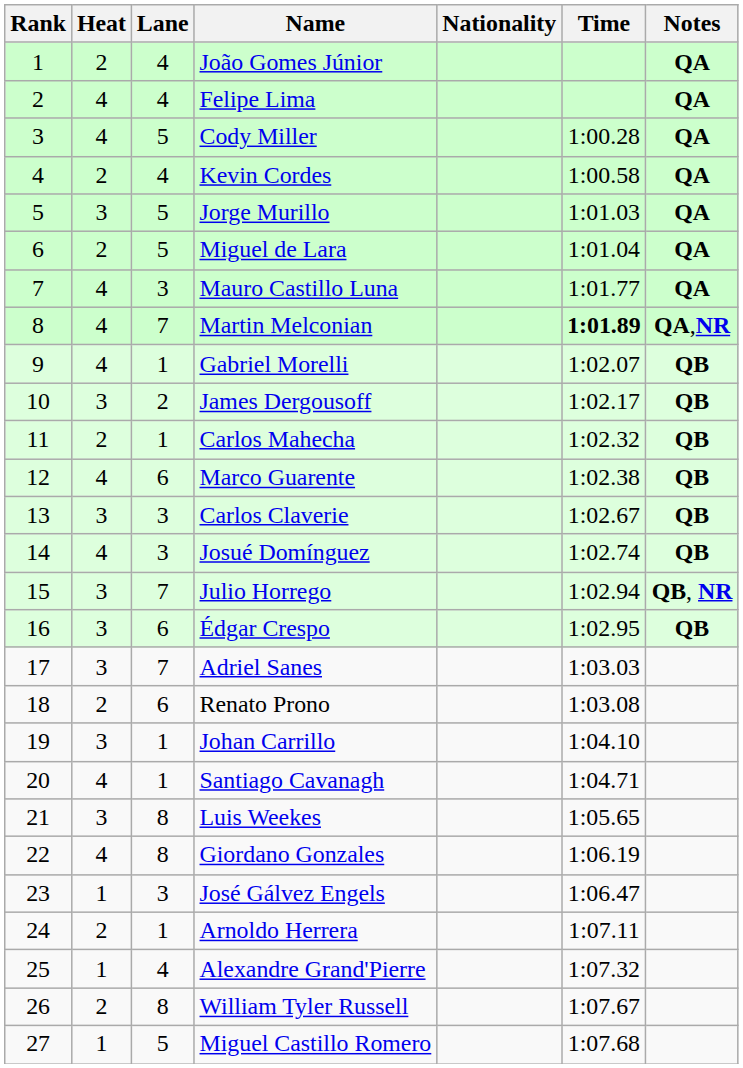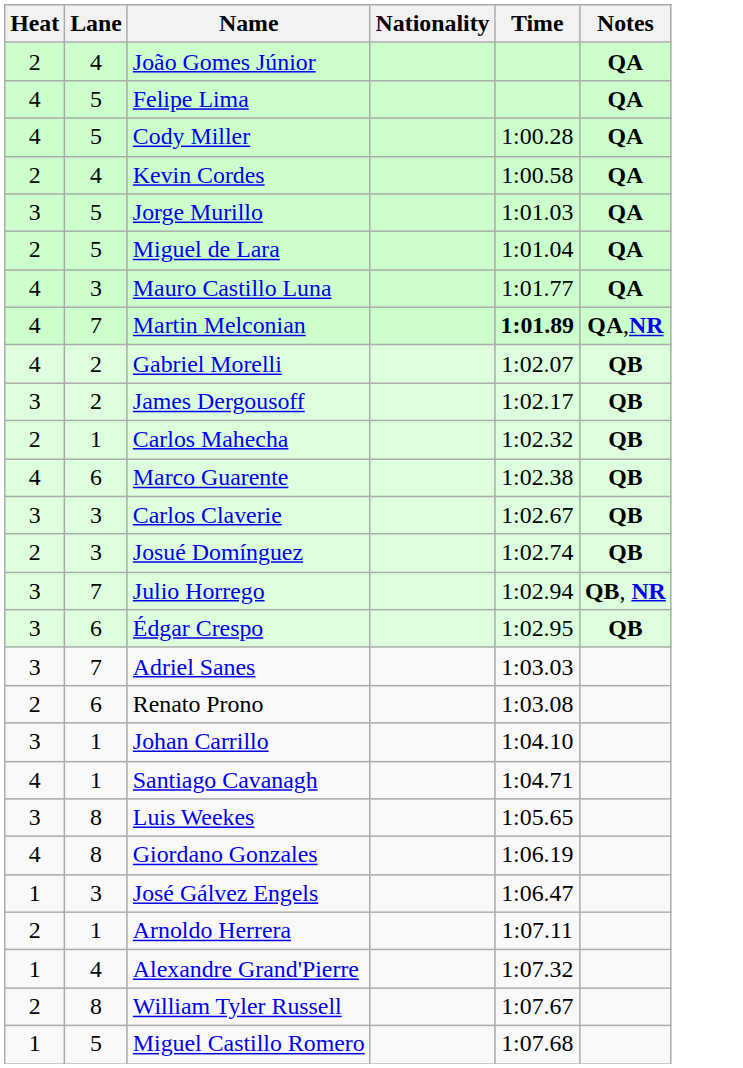- column: (38, 23)
(163, 99) 4 -> (96, 99) 5
(163, 363) 1 -> (96, 363) 2
(101, 552) 4 -> (35, 552) 2
